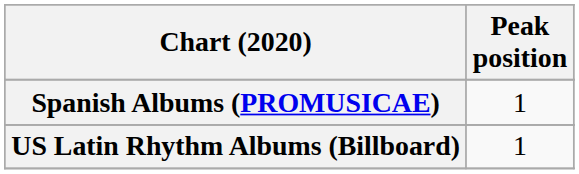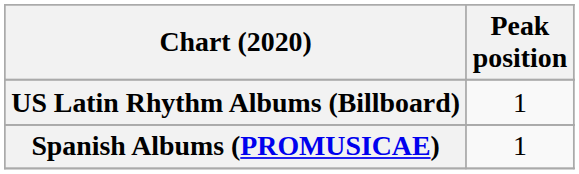rows swapped: (236, 102) <-> (236, 146)
